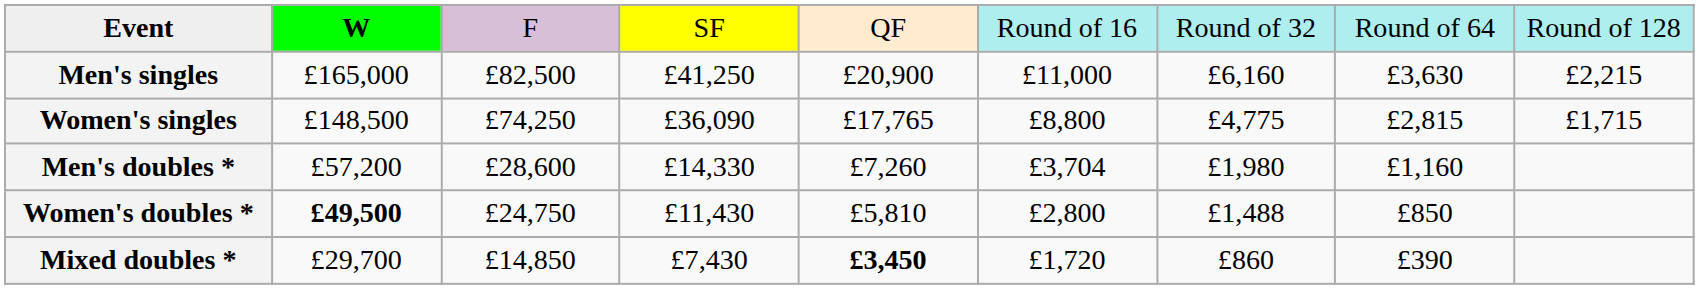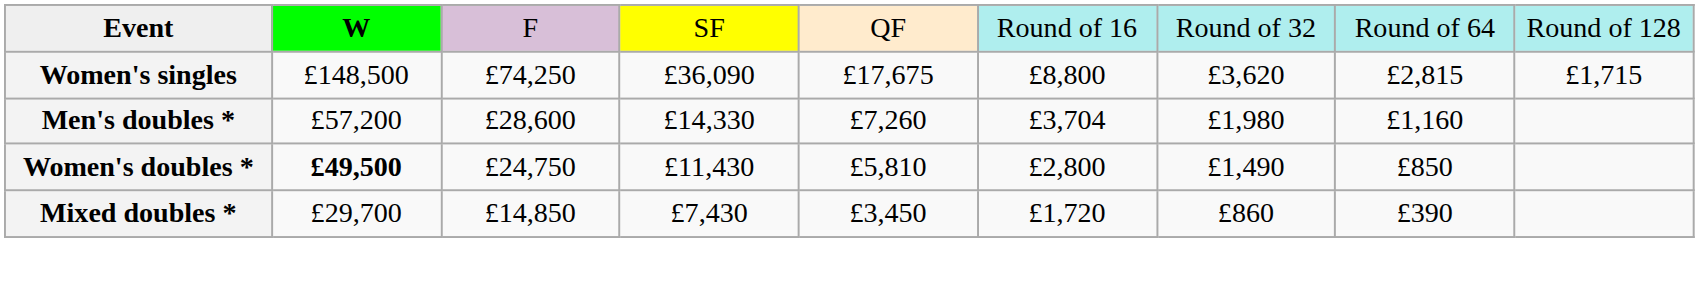- row: (138, 74)
(888, 120) £17,765 -> (888, 74) £17,675
(1246, 120) £4,775 -> (1246, 74) £3,620
(1246, 213) £1,488 -> (1246, 166) £1,490
(888, 259) bold -> (888, 213) normal
